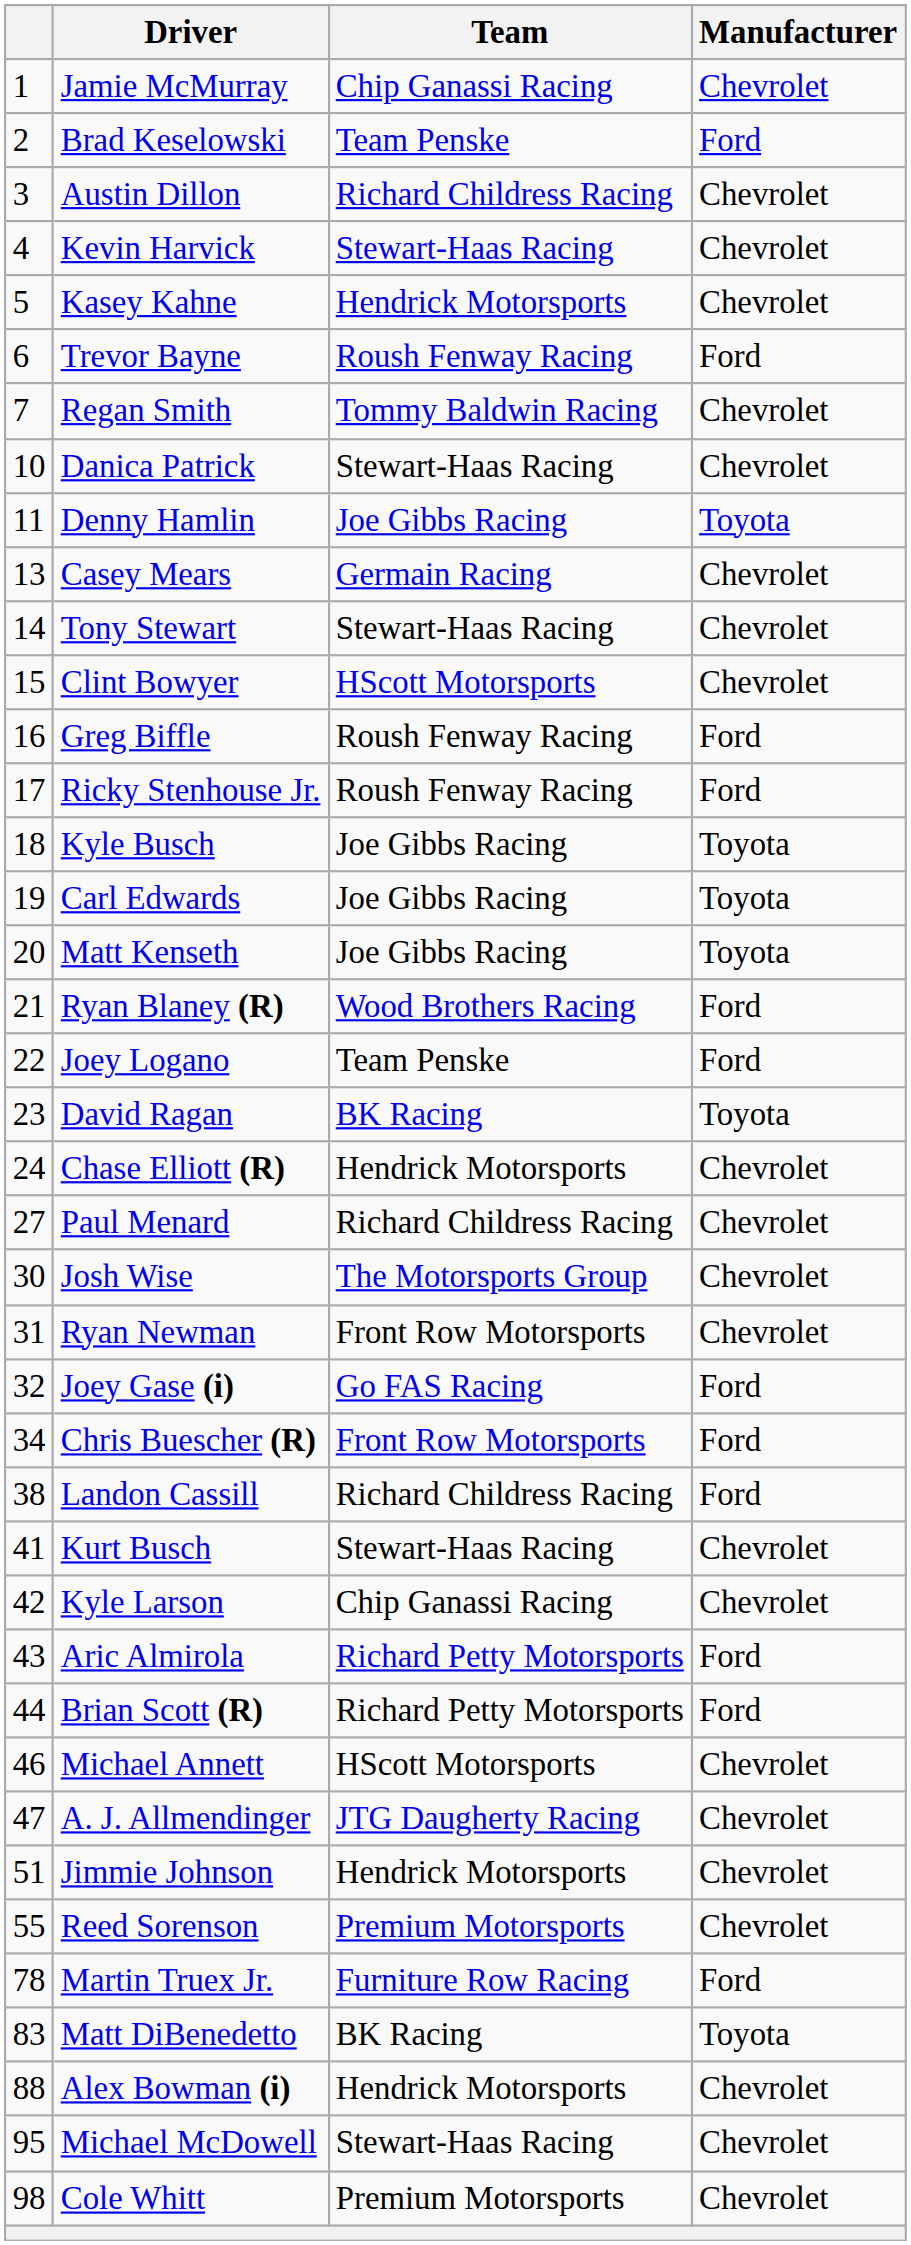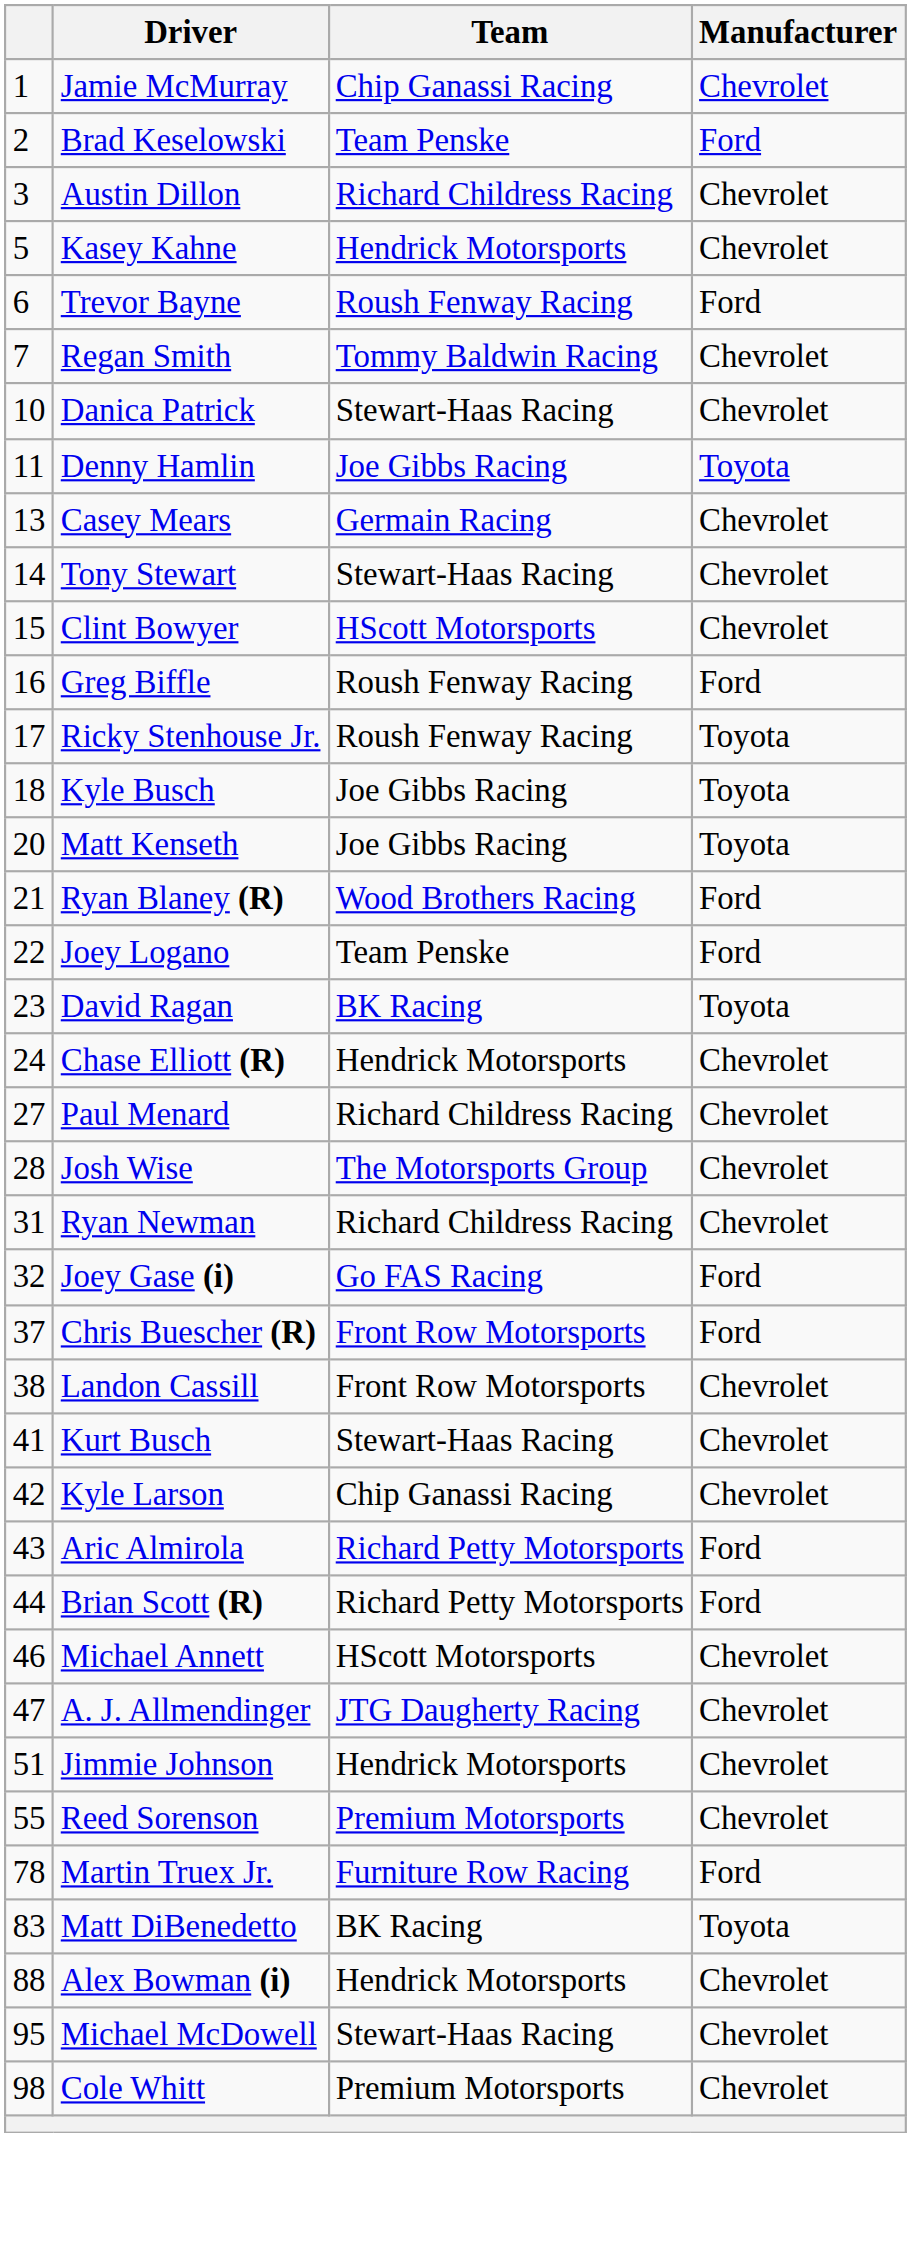- row: (158, 248)
(730, 789) Ford -> (744, 735) Toyota
- row: (151, 897)
(29, 1276) 30 -> (29, 1168) 28
(491, 1330) Front Row Motorsports -> (504, 1222) Richard Childress Racing
(29, 1439) 34 -> (29, 1330) 37
(504, 1493) Richard Childress Racing -> (491, 1385) Front Row Motorsports
(730, 1493) Ford -> (764, 1385) Chevrolet
